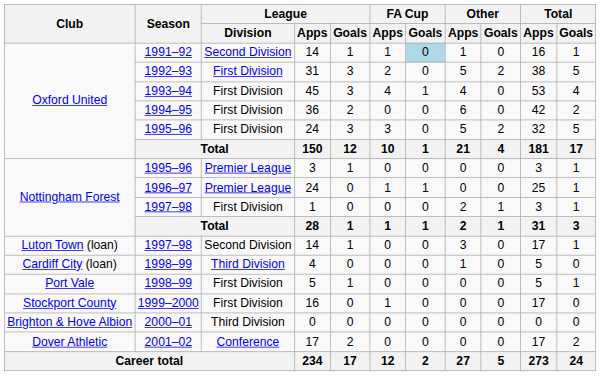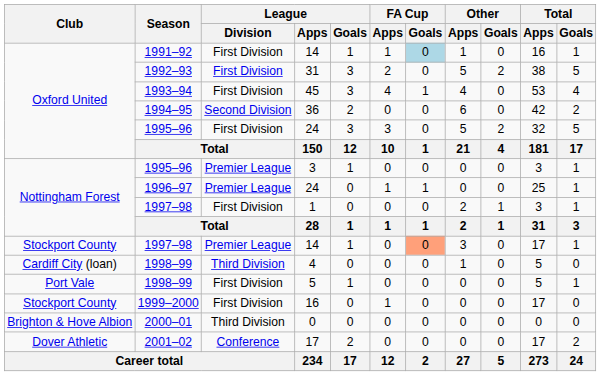(248, 52) Second Division -> (248, 52) First Division
(248, 110) First Division -> (248, 110) Second Division
(70, 245) Luton Town (loan) -> (70, 245) Stockport County
(248, 245) Second Division -> (248, 245) Premier League
(425, 245) no background -> (425, 245) lightsalmon background
